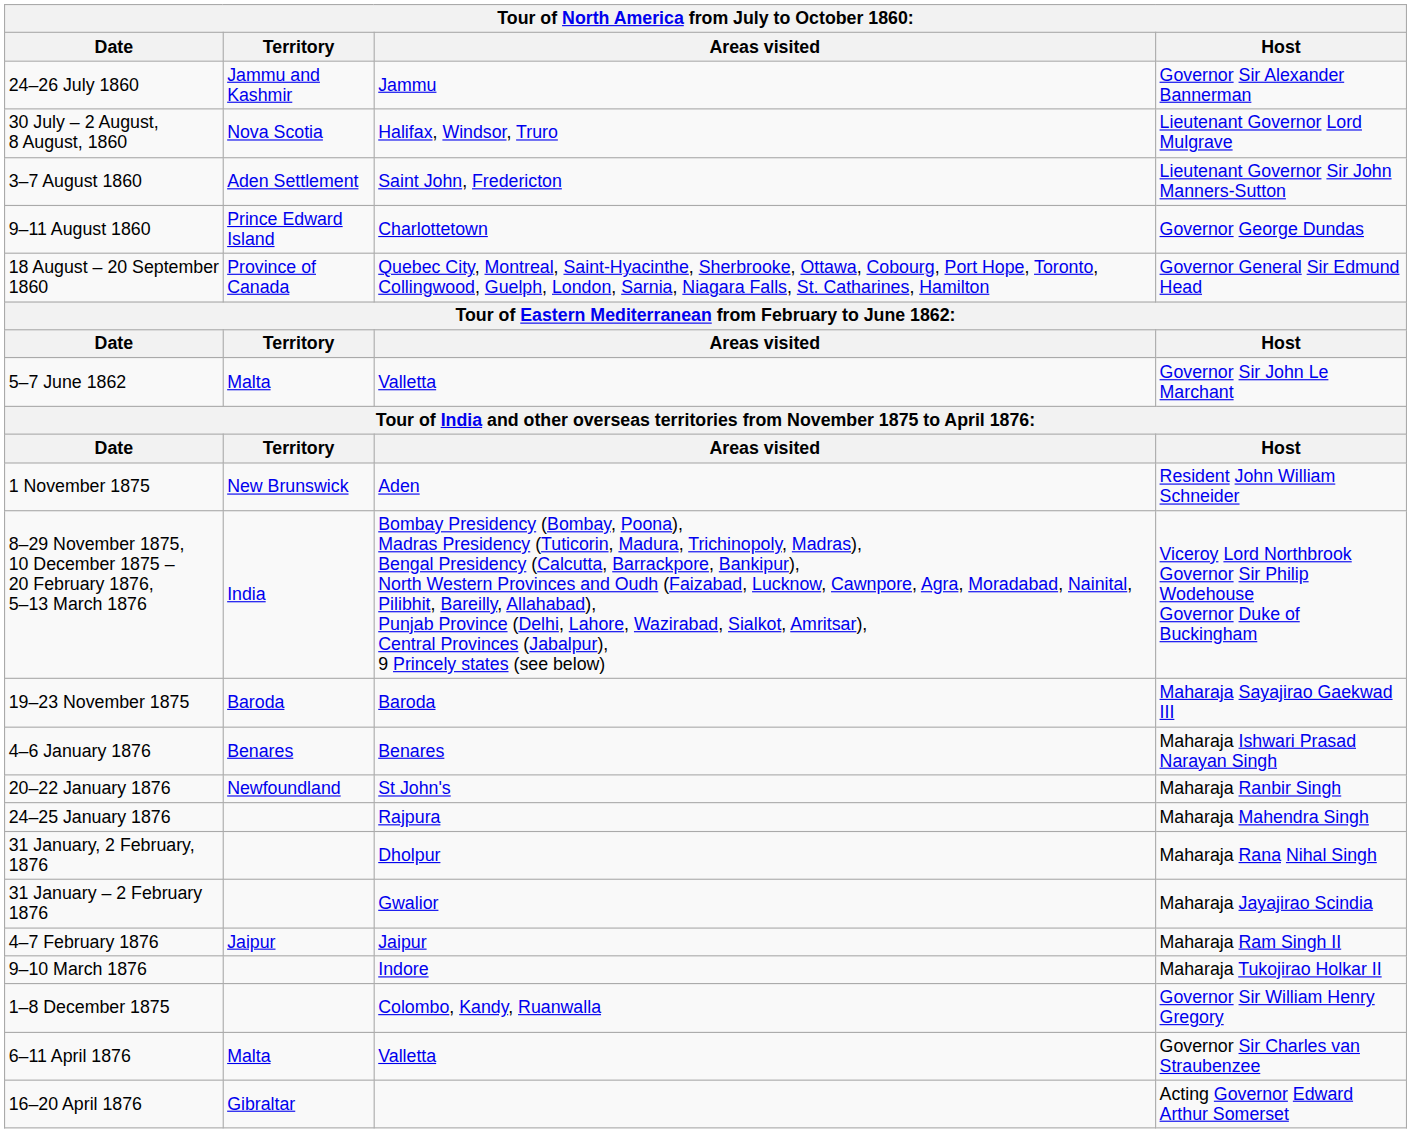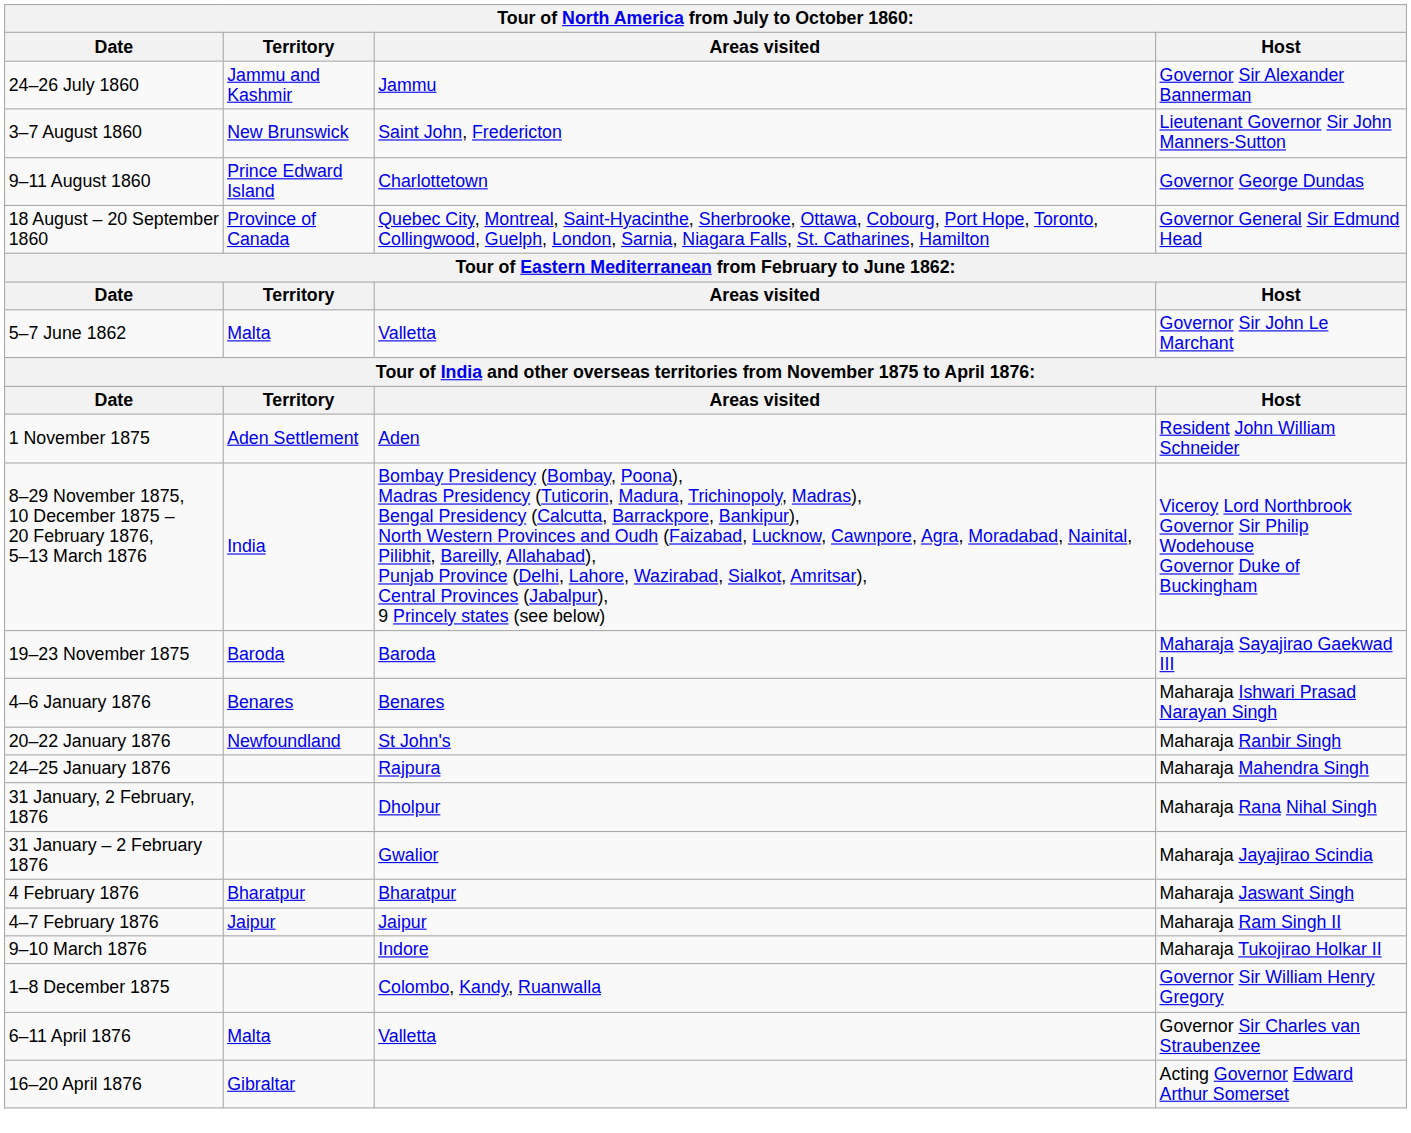- row: (84, 133)
(293, 181) Aden Settlement -> (288, 133) New Brunswick
(288, 486) New Brunswick -> (293, 438) Aden Settlement
+ row: (74, 893)
